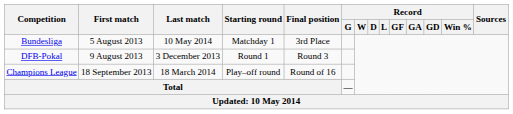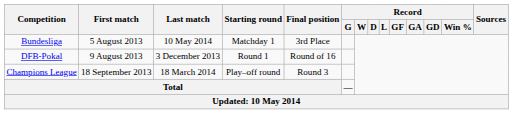(313, 57) Round 3 -> (313, 57) Round of 16
(313, 72) Round of 16 -> (313, 72) Round 3
